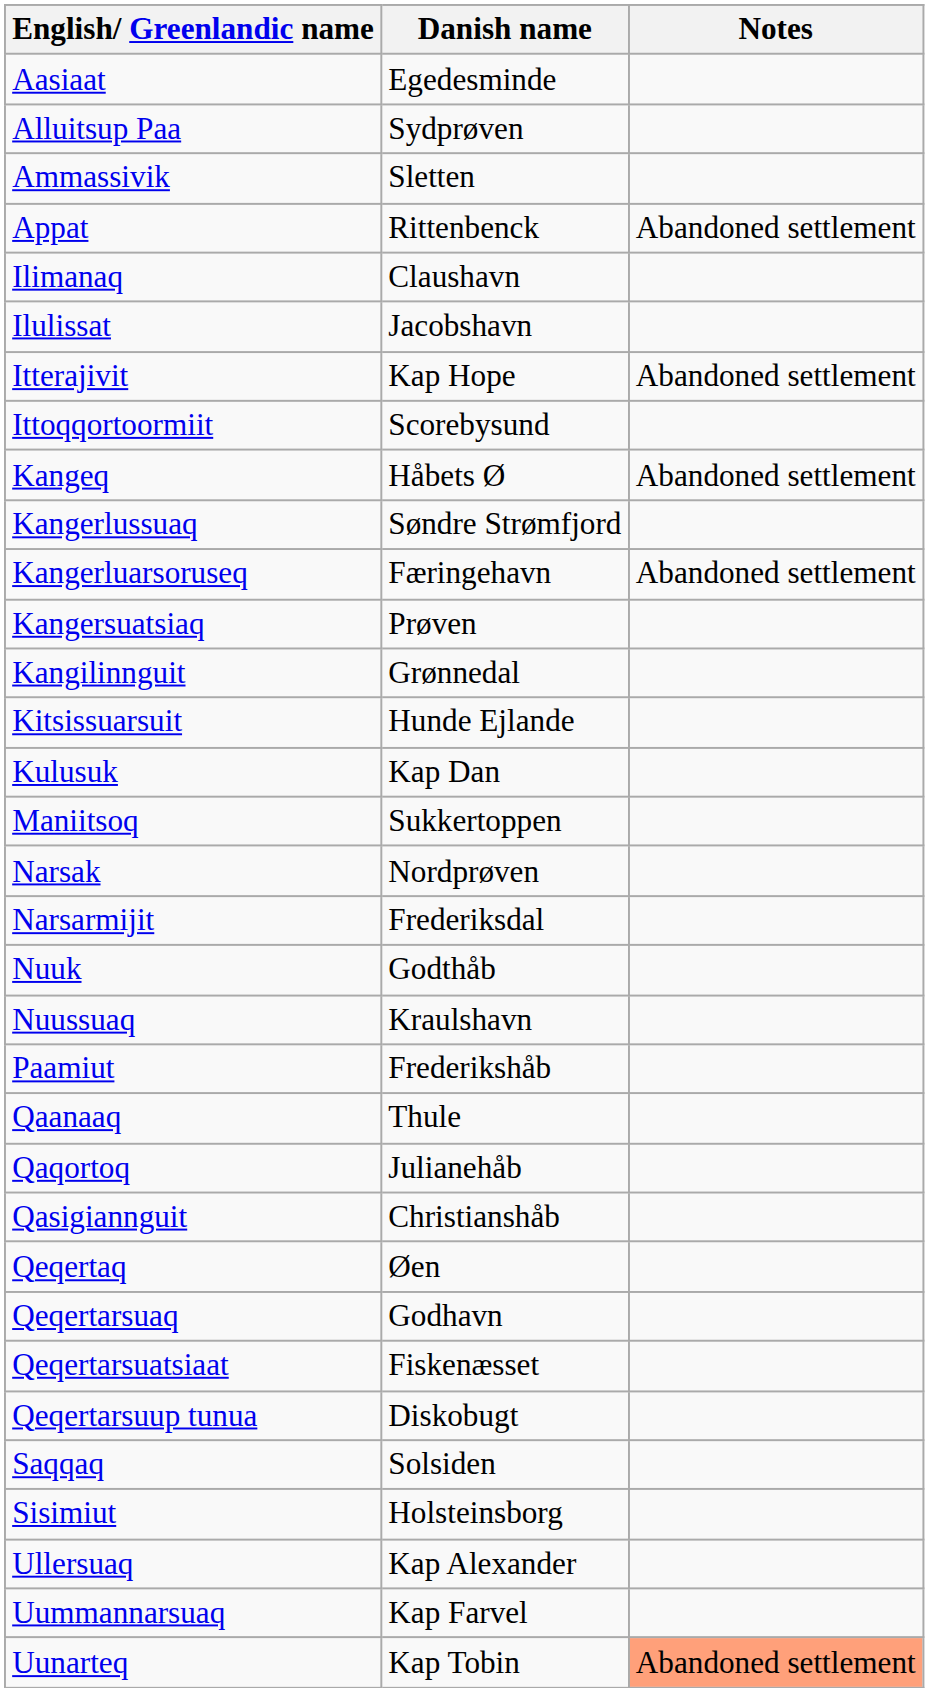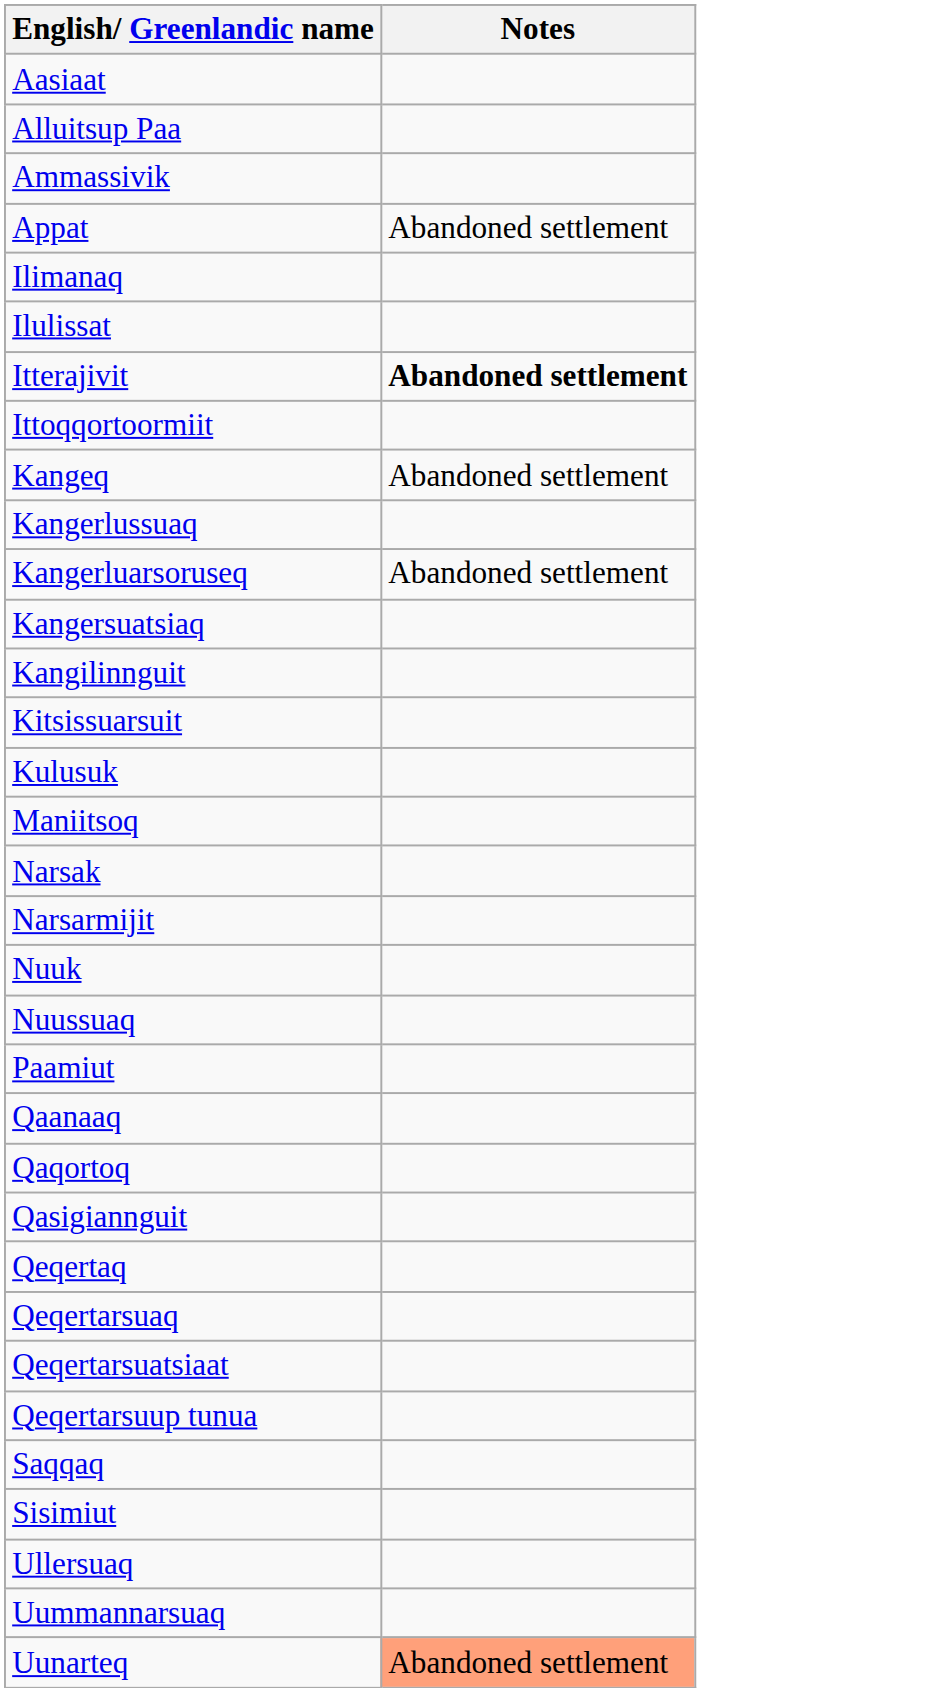- column: (505, 29)
(776, 375) normal -> (538, 375) bold
